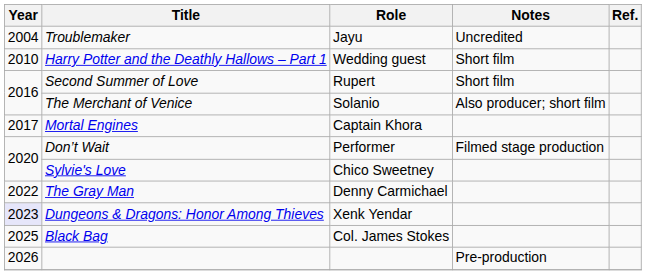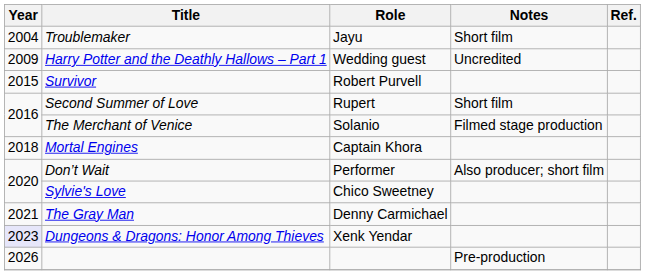(489, 37) Uncredited -> (483, 37) Short film
(23, 59) 2010 -> (23, 59) 2009
(485, 59) Short film -> (488, 59) Uncredited
+ row: (71, 81)
(531, 103) Also producer; short film -> (528, 125) Filmed stage production
(23, 125) 2017 -> (23, 147) 2018
(530, 147) Filmed stage production -> (529, 170) Also producer; short film
(23, 192) 2022 -> (23, 214) 2021
- row: (76, 236)
